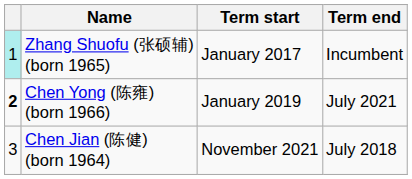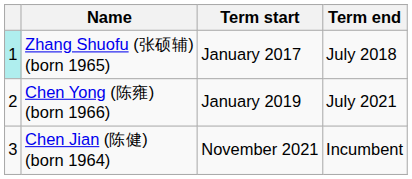(365, 54) Incumbent -> (361, 54) July 2018
(13, 102) bold -> (13, 102) normal
(361, 150) July 2018 -> (365, 150) Incumbent
